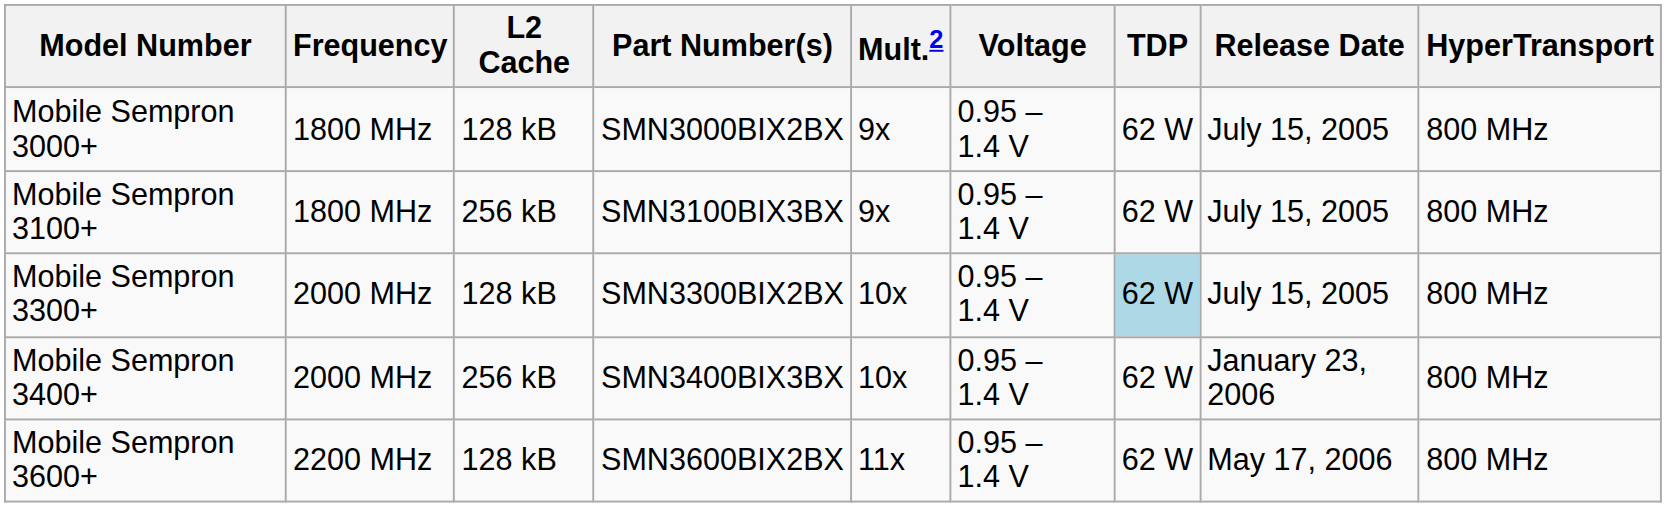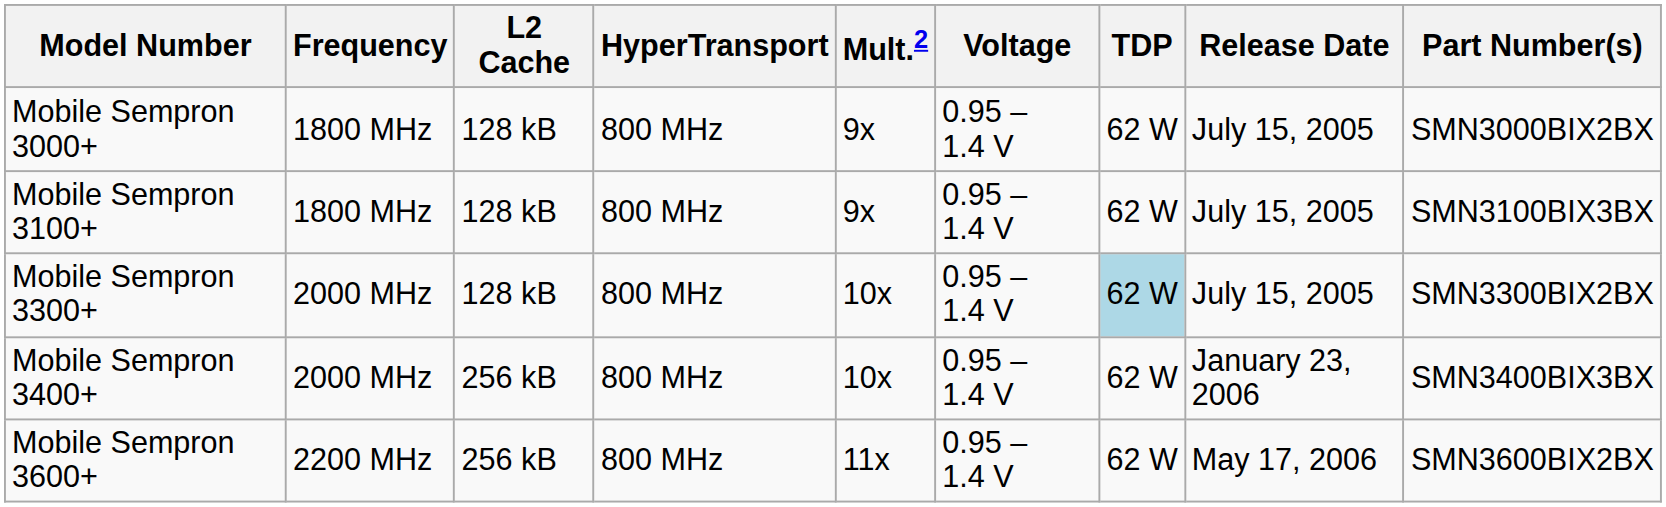columns swapped: (1540, 45) <-> (722, 45)
(509, 211) 256 kB -> (509, 211) 128 kB
(509, 460) 128 kB -> (509, 460) 256 kB
